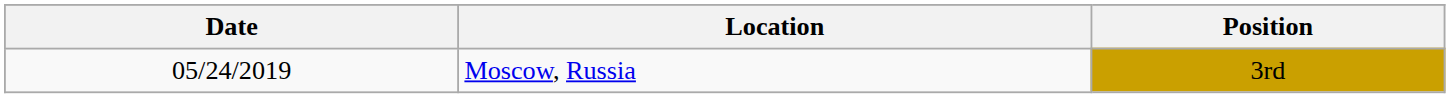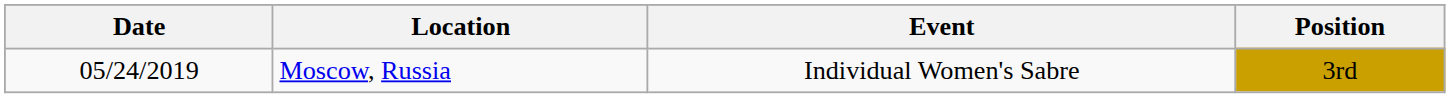+ column: (942, 26)
